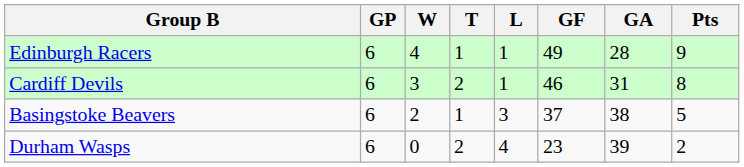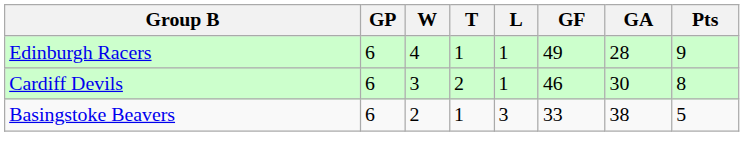(620, 83) 31 -> (620, 83) 30
(553, 114) 37 -> (553, 114) 33
- row: (70, 146)
